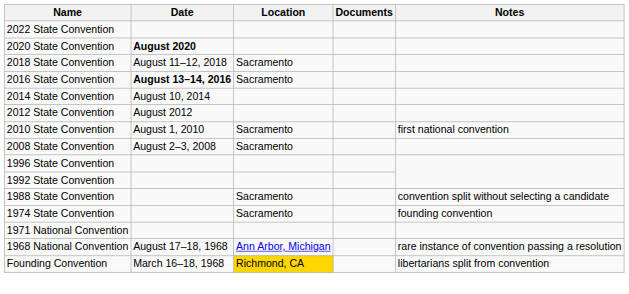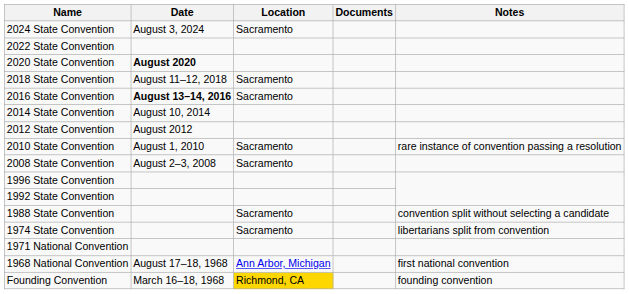+ row: (60, 29)
(453, 130) first national convention -> (510, 146) rare instance of convention passing a resolution
(445, 213) founding convention -> (474, 230) libertarians split from convention
(510, 247) rare instance of convention passing a resolution -> (453, 264) first national convention
(474, 264) libertarians split from convention -> (445, 280) founding convention
